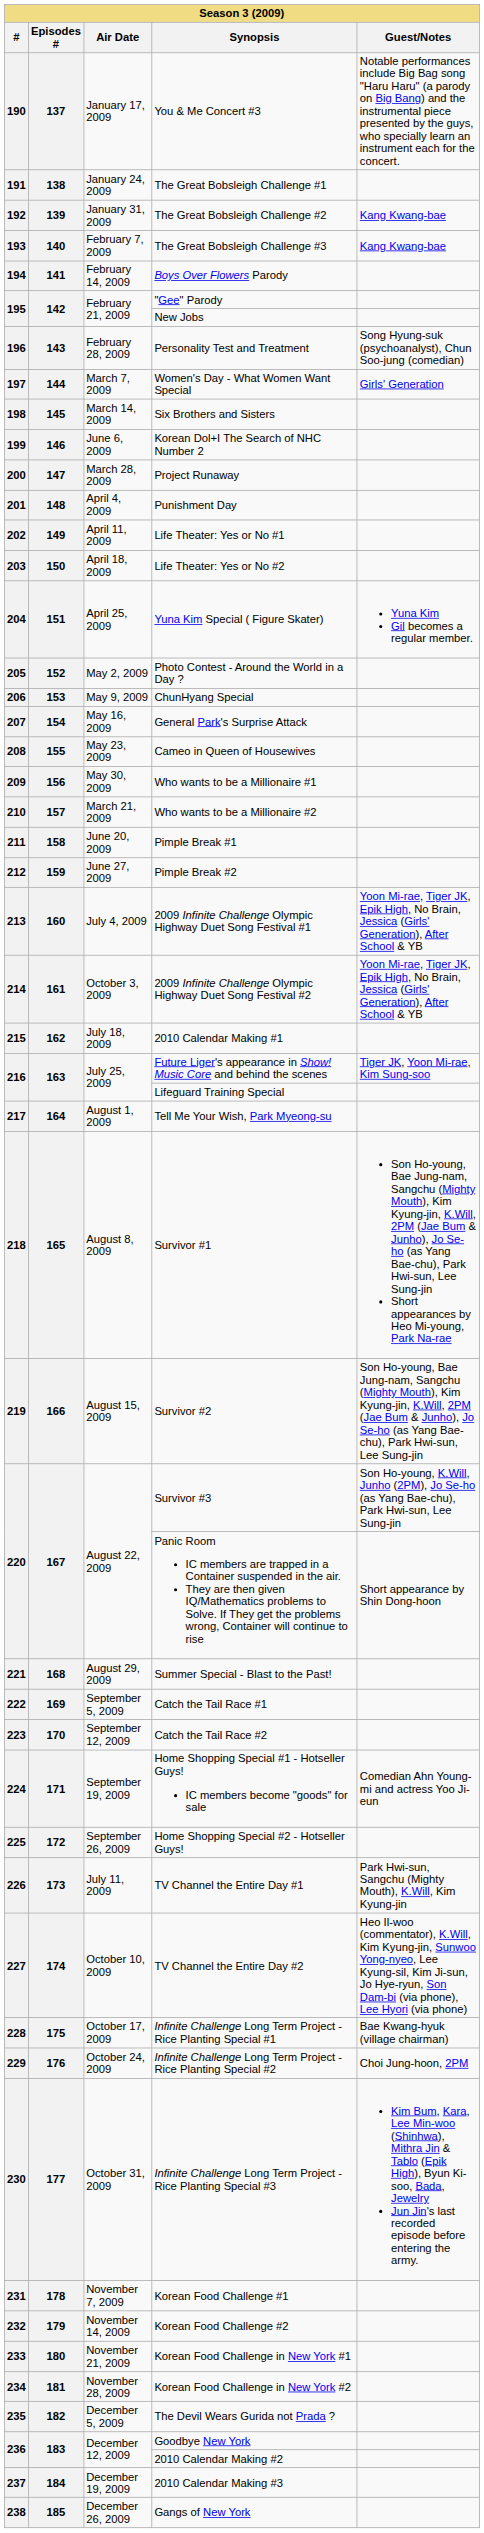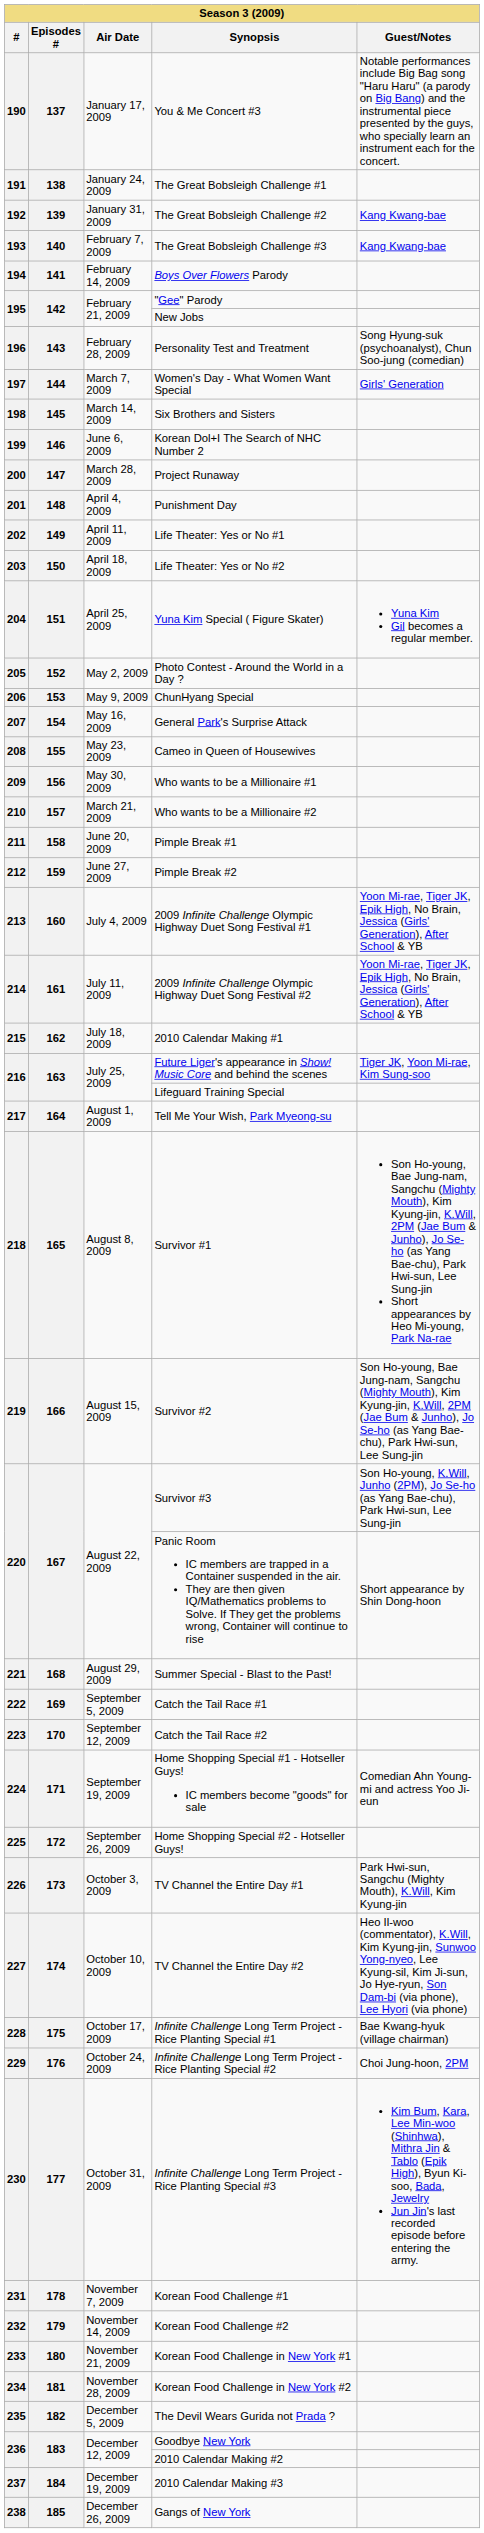(112, 989) October 3, 2009 -> (105, 989) July 11, 2009
(105, 1886) July 11, 2009 -> (112, 1886) October 3, 2009
